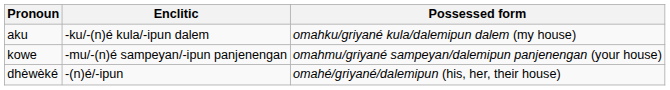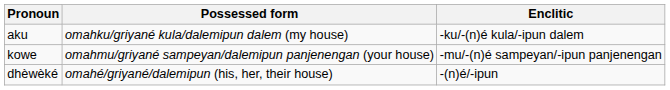columns swapped: (176, 14) <-> (477, 14)
